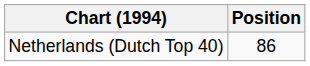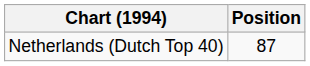(266, 46) 86 -> (266, 46) 87
